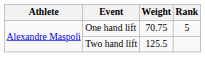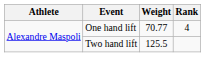(156, 28) 70.75 -> (156, 28) 70.77
(187, 28) 5 -> (187, 28) 4
